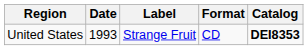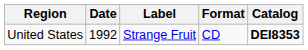(103, 34) 1993 -> (103, 34) 1992
